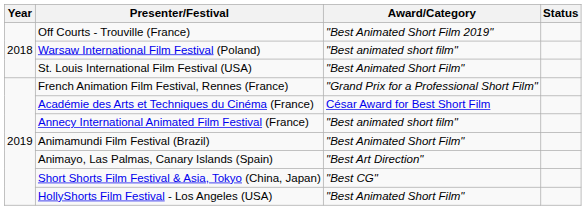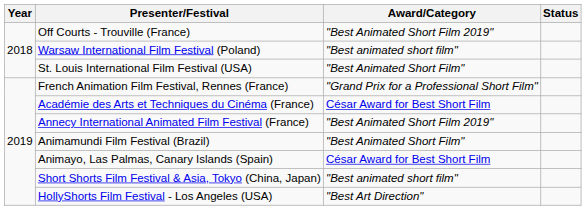(392, 123) "Best animated short film" -> (410, 123) "Best Animated Short Film 2019"
(375, 159) "Best Art Direction" -> (408, 159) César Award for Best Short Film
(352, 178) "Best CG" -> (392, 178) "Best animated short film"
(395, 196) "Best Animated Short Film" -> (375, 196) "Best Art Direction"
